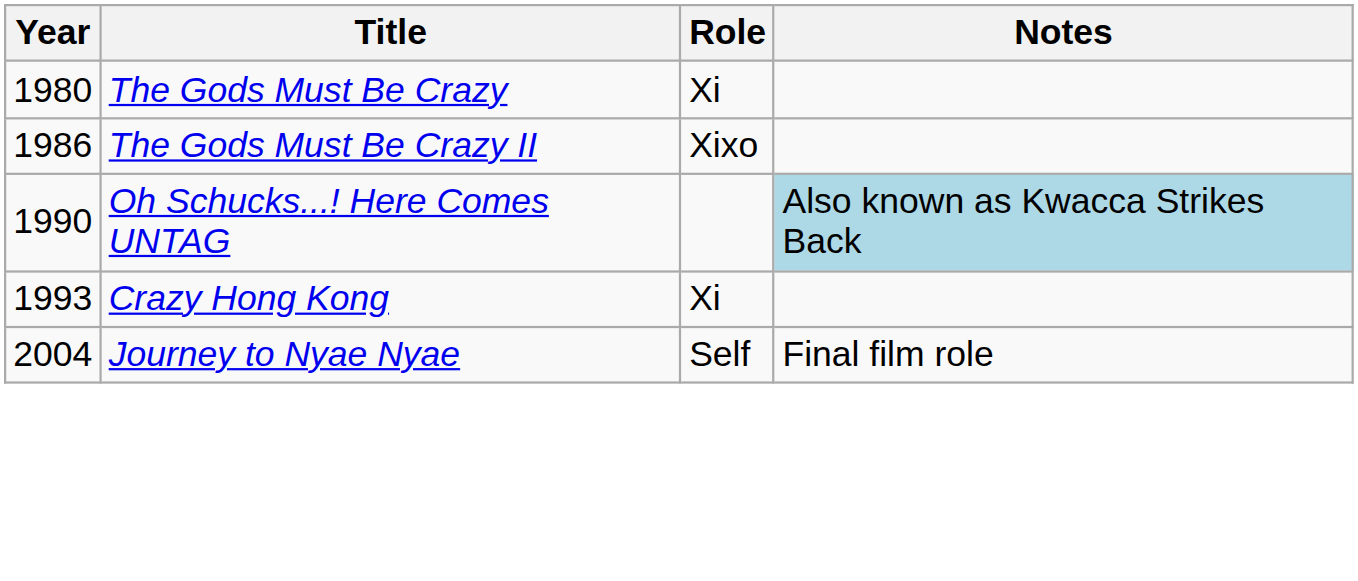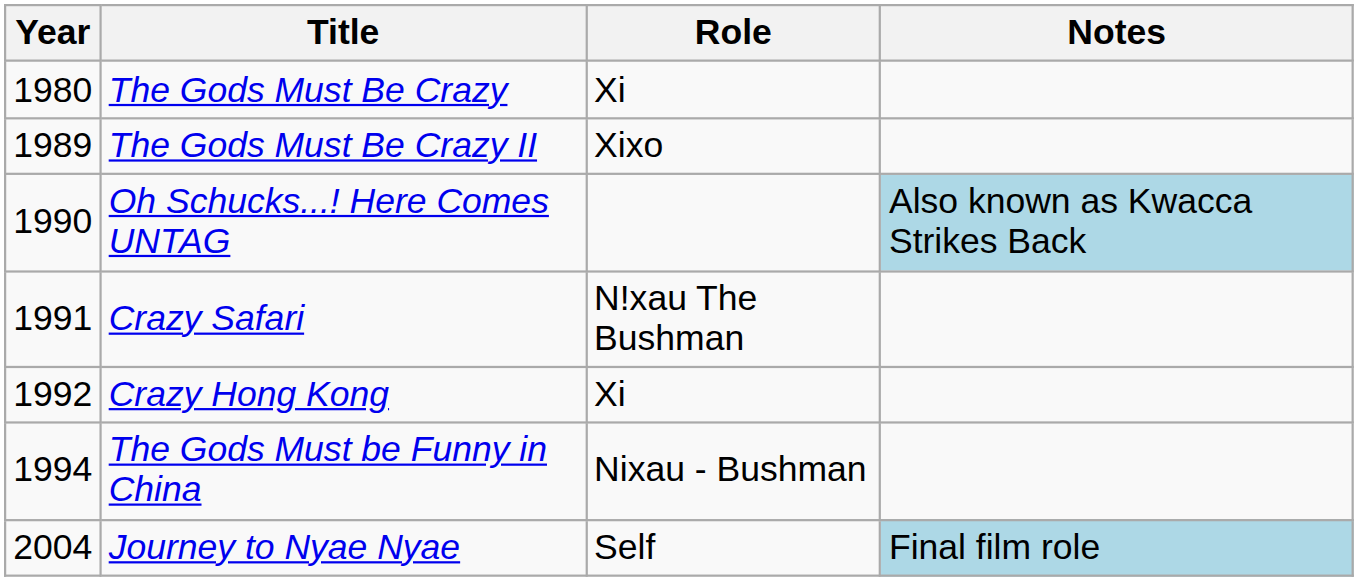(53, 145) 1986 -> (53, 145) 1989
+ row: (206, 317)
(53, 297) 1993 -> (53, 394) 1992
+ row: (328, 470)
(888, 354) no background -> (995, 546) lightblue background
